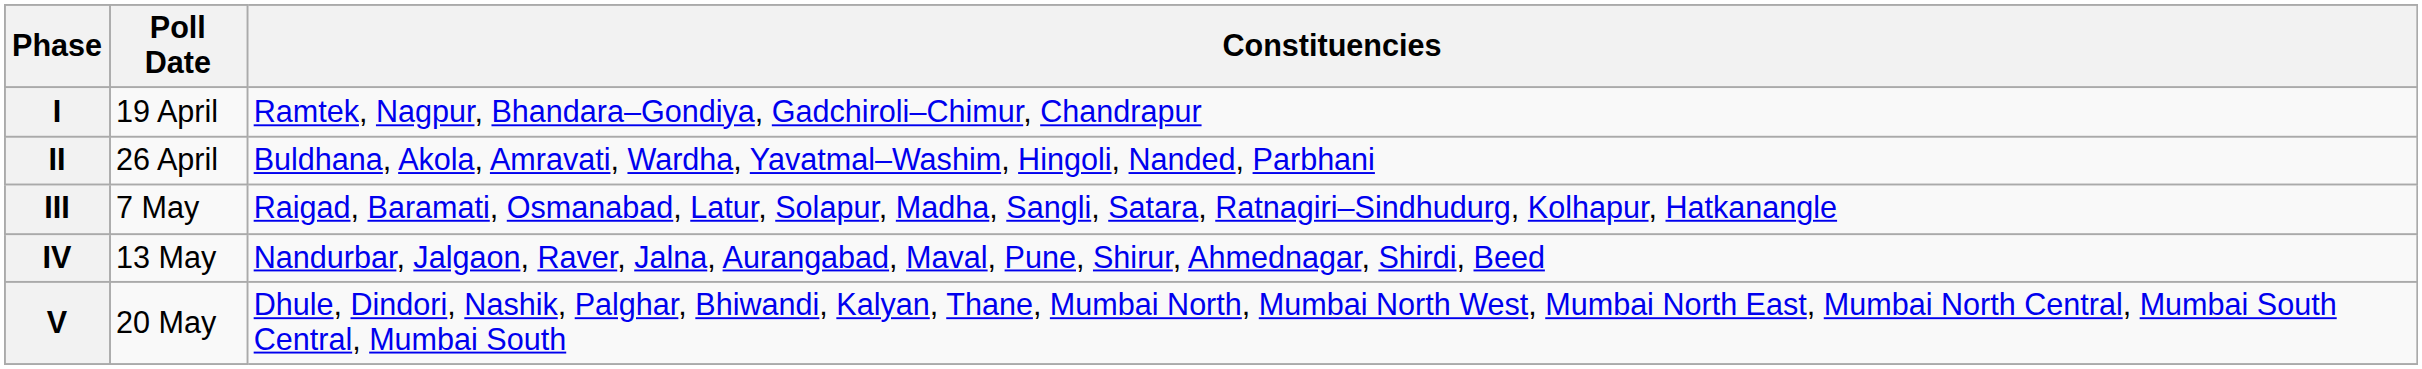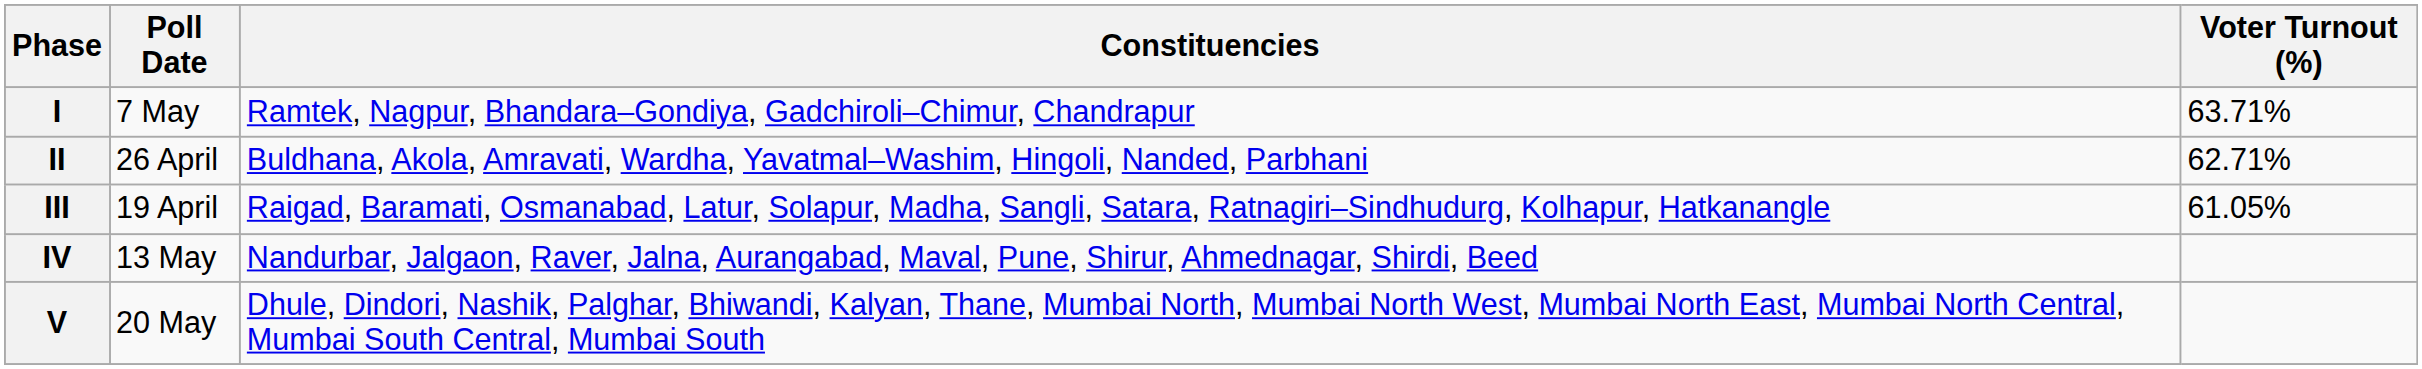+ column: (2299, 45)
(167, 111) 19 April -> (158, 111) 7 May
(158, 208) 7 May -> (167, 208) 19 April
